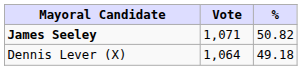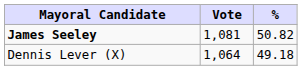(222, 35) 1,071 -> (222, 35) 1,081
